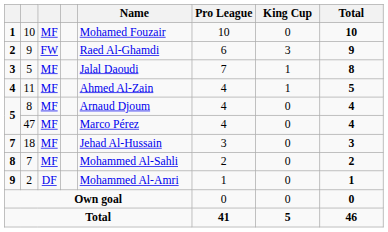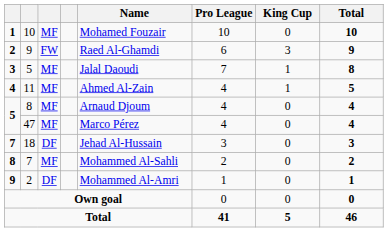(49, 143) MF -> (49, 143) DF
